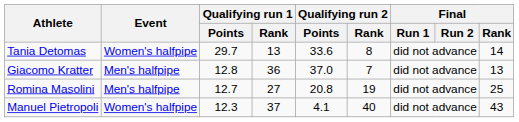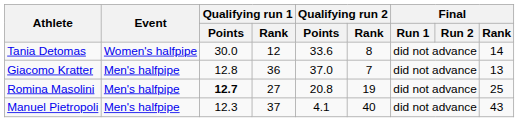(226, 51) 29.7 -> (226, 51) 30.0
(274, 51) 13 -> (274, 51) 12
(226, 89) normal -> (226, 89) bold
(151, 107) Women's halfpipe -> (142, 107) Men's halfpipe
